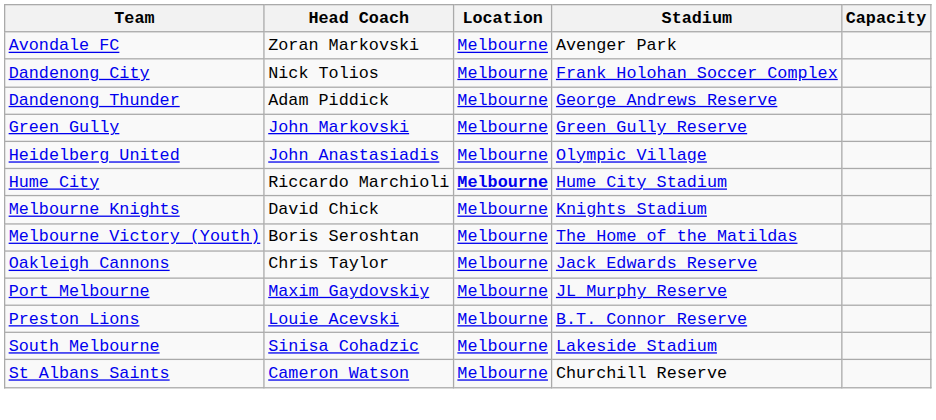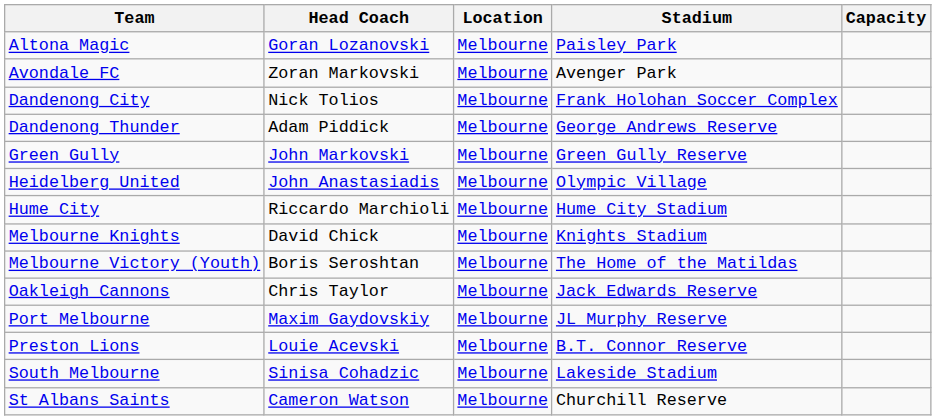+ row: (69, 46)
(503, 182) bold -> (503, 210) normal
